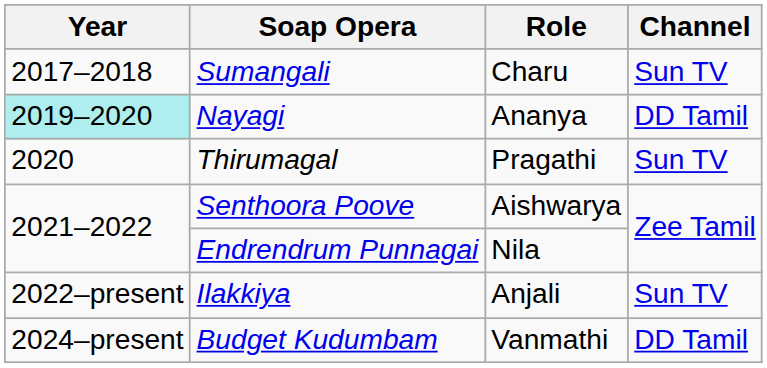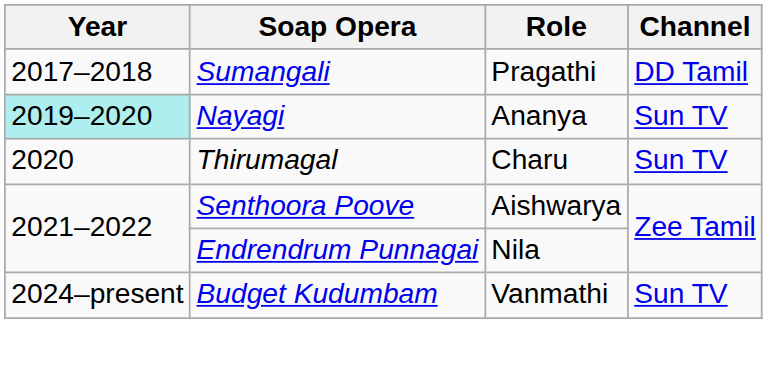(530, 71) Charu -> (544, 71) Pragathi
(681, 71) Sun TV -> (691, 71) DD Tamil
(691, 116) DD Tamil -> (681, 116) Sun TV
(544, 160) Pragathi -> (530, 160) Charu
- row: (244, 294)
(691, 339) DD Tamil -> (681, 294) Sun TV
